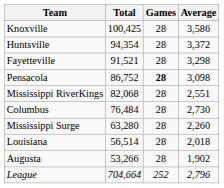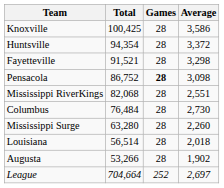(199, 175) 2,796 -> (199, 175) 2,697
